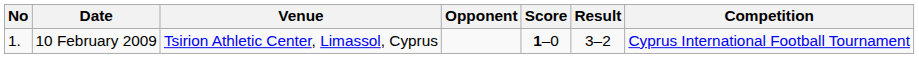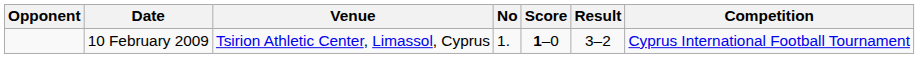columns swapped: (18, 16) <-> (481, 16)
